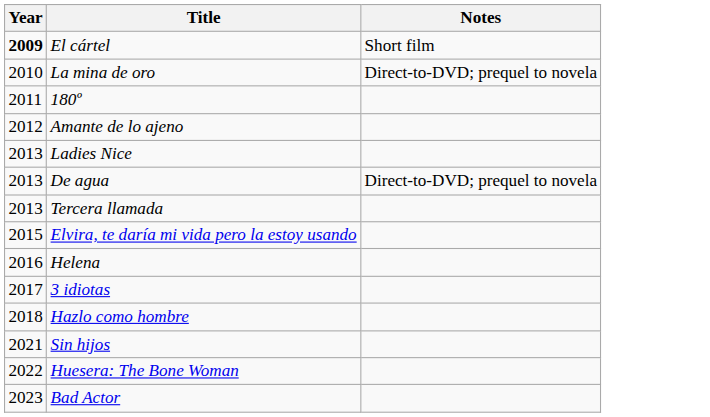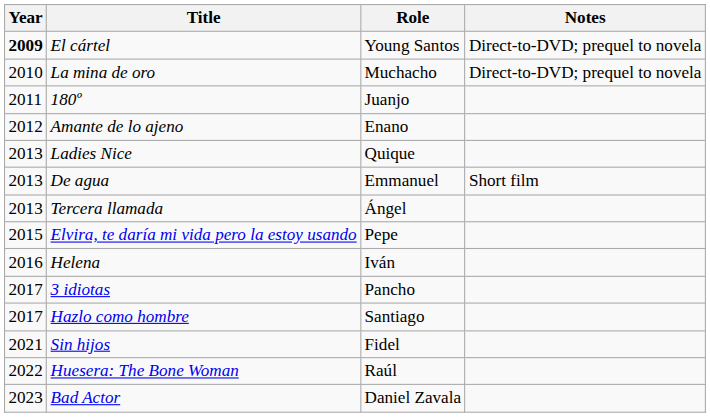+ column: (413, 18)
(400, 45) Short film -> (585, 45) Direct-to-DVD; prequel to novela
(481, 180) Direct-to-DVD; prequel to novela -> (504, 180) Short film
(26, 316) 2018 -> (26, 316) 2017
